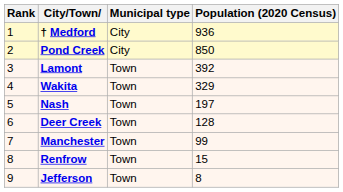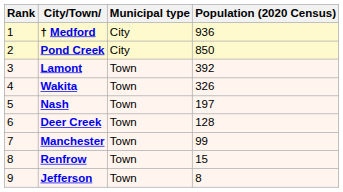(205, 86) 329 -> (205, 86) 326
